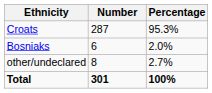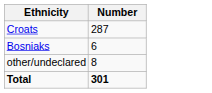- column: (177, 12)
